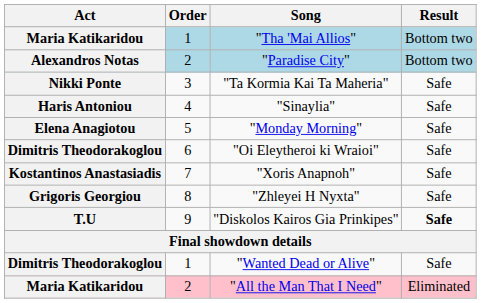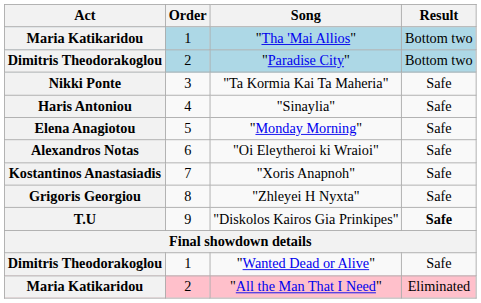(85, 60) Alexandros Notas -> (85, 60) Dimitris Theodorakoglou
(85, 151) Dimitris Theodorakoglou -> (85, 151) Alexandros Notas
